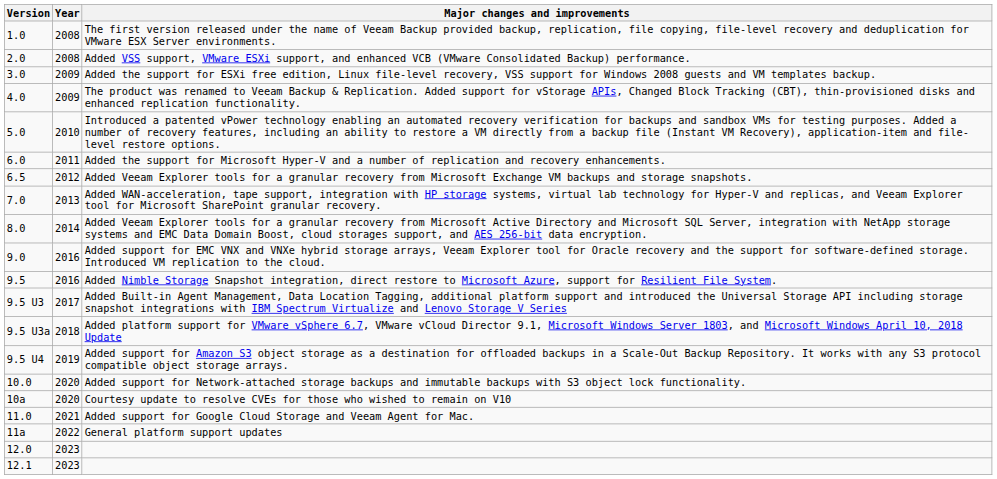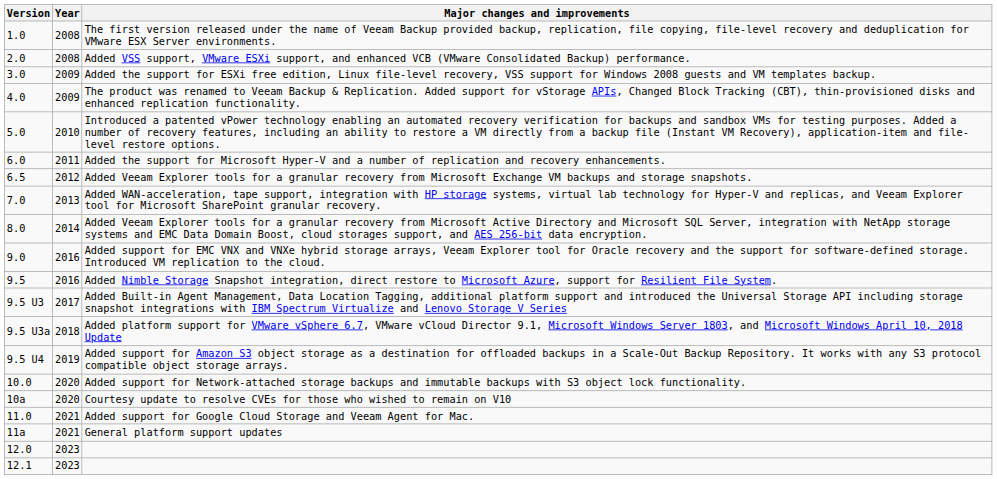(67, 433) 2022 -> (67, 433) 2021
